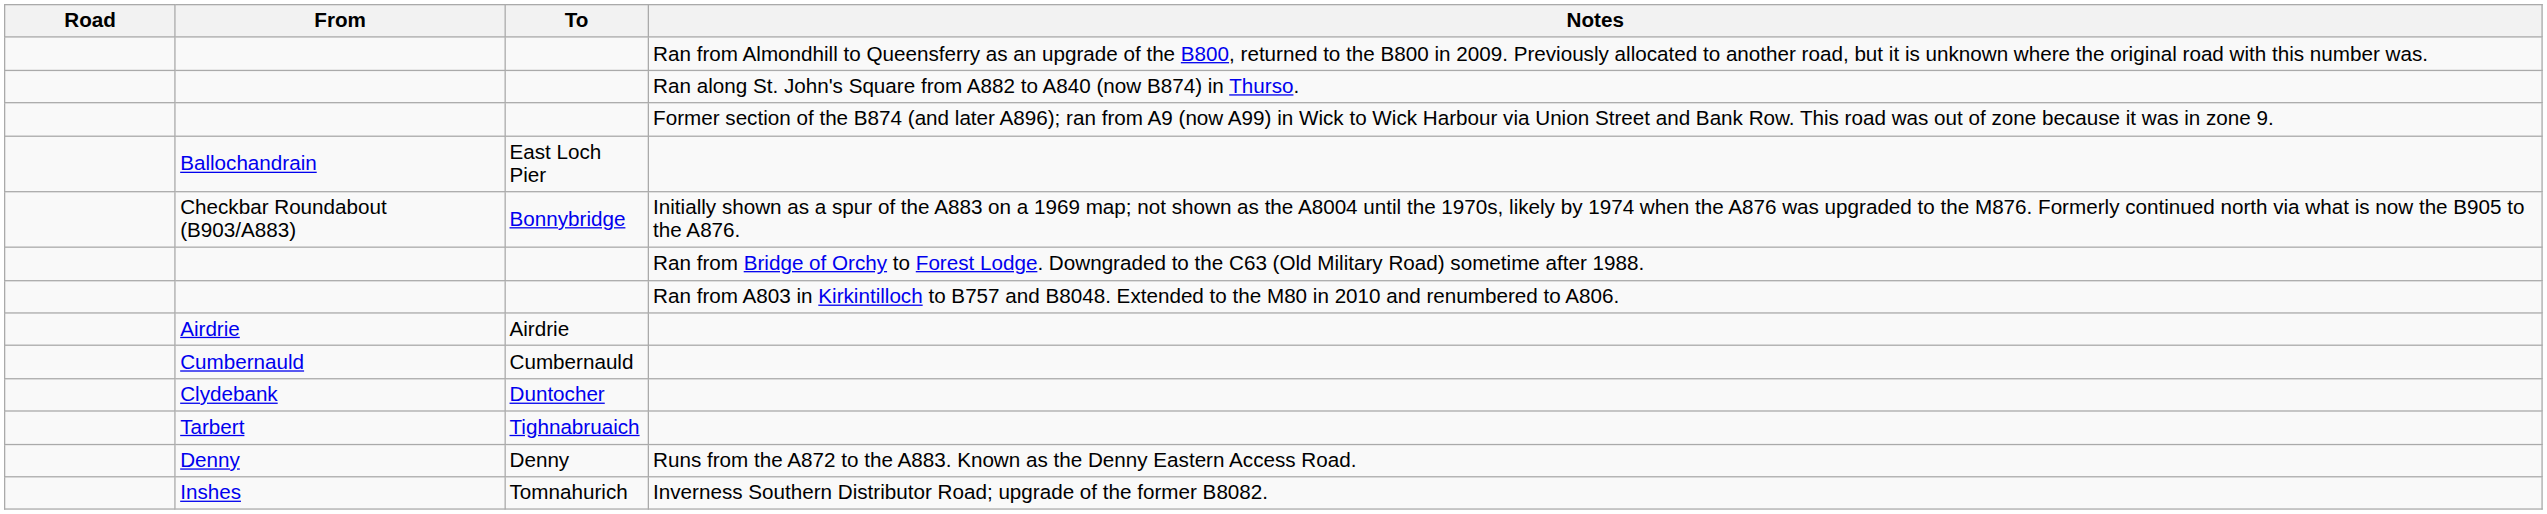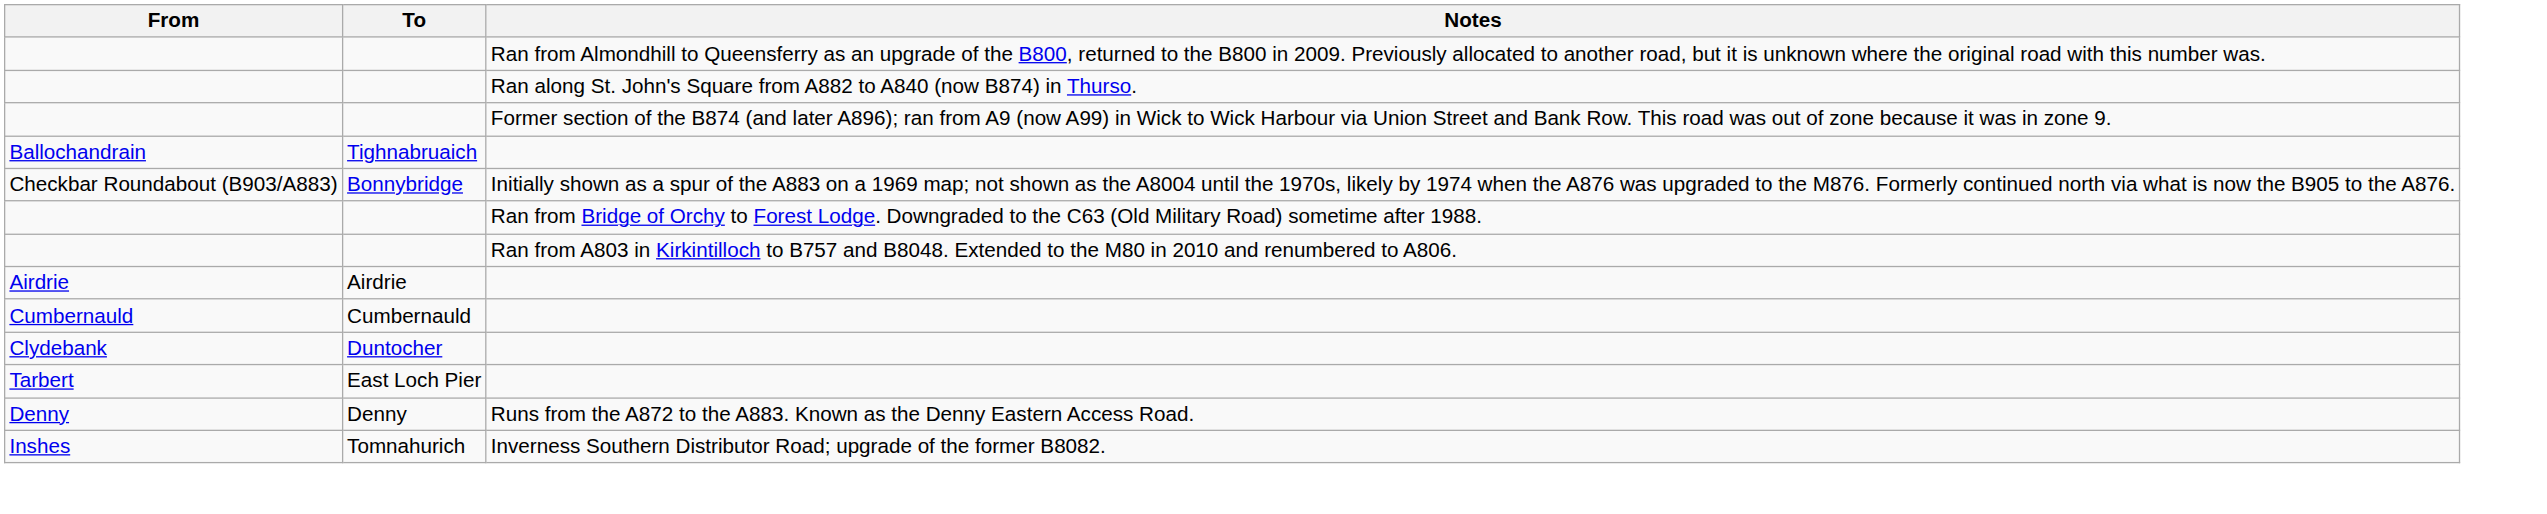- column: (90, 20)
(555, 163) East Loch Pier -> (412, 151) Tighnabruaich
(575, 427) Tighnabruaich -> (414, 380) East Loch Pier
